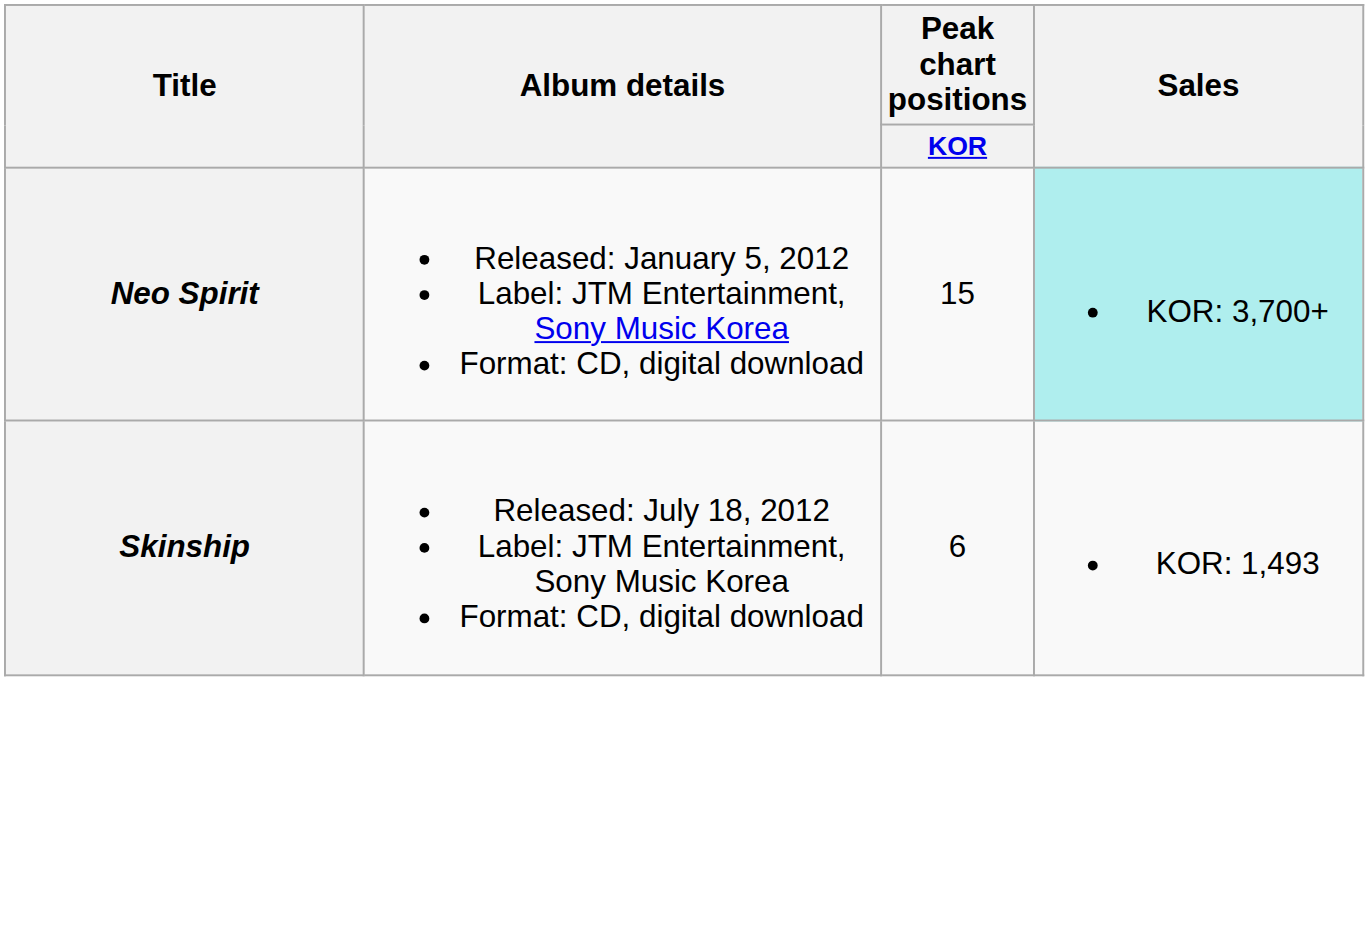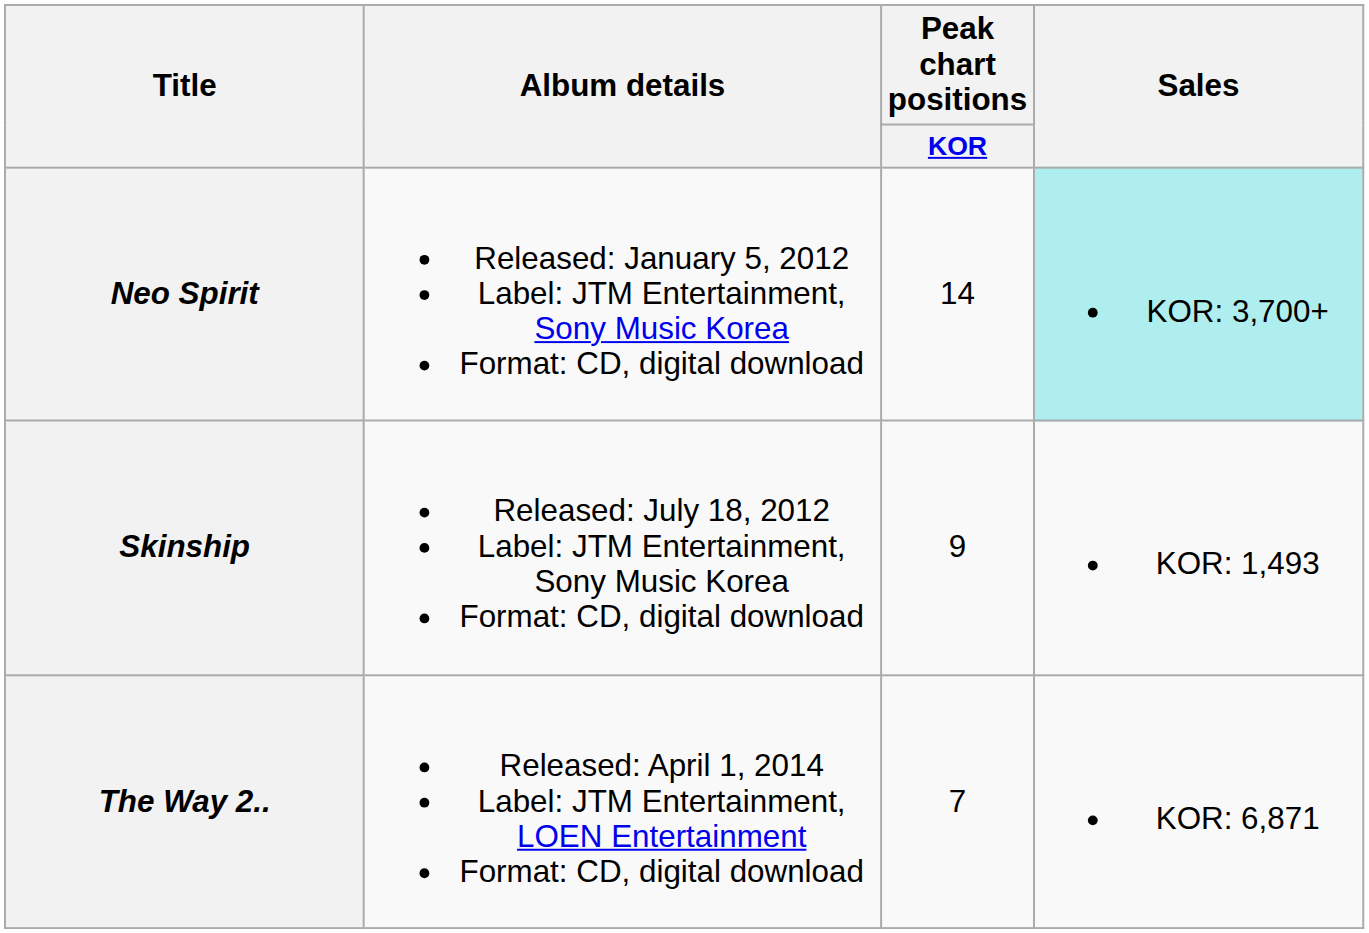(958, 293) 15 -> (958, 293) 14
(958, 547) 6 -> (958, 547) 9
+ row: (185, 800)
